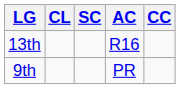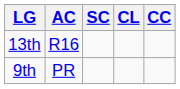columns swapped: (124, 17) <-> (60, 17)
